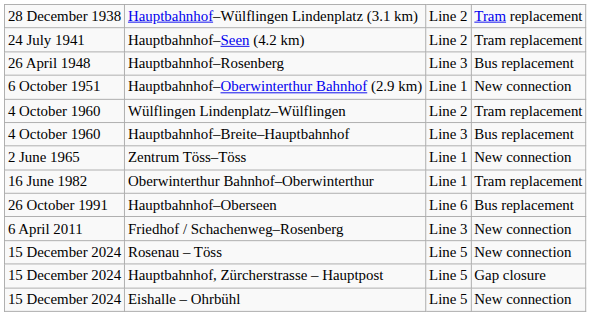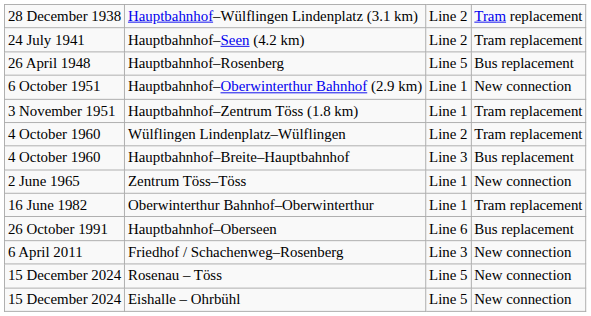(448, 63) Line 3 -> (448, 63) Line 5
+ row: (243, 110)
- row: (256, 275)
